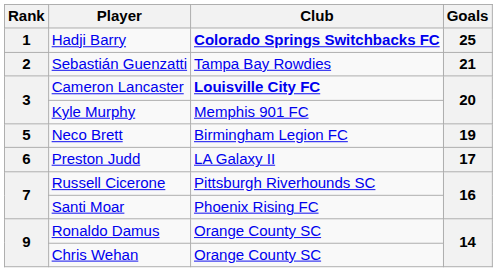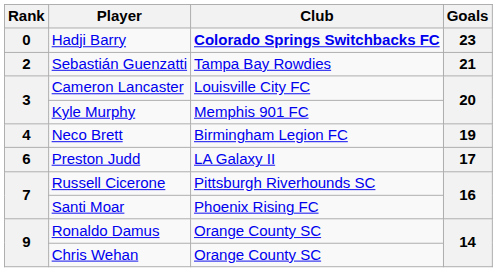(26, 40) 1 -> (26, 40) 0
(468, 40) 25 -> (468, 40) 23
(257, 87) bold -> (252, 87) normal
(26, 135) 5 -> (26, 135) 4
